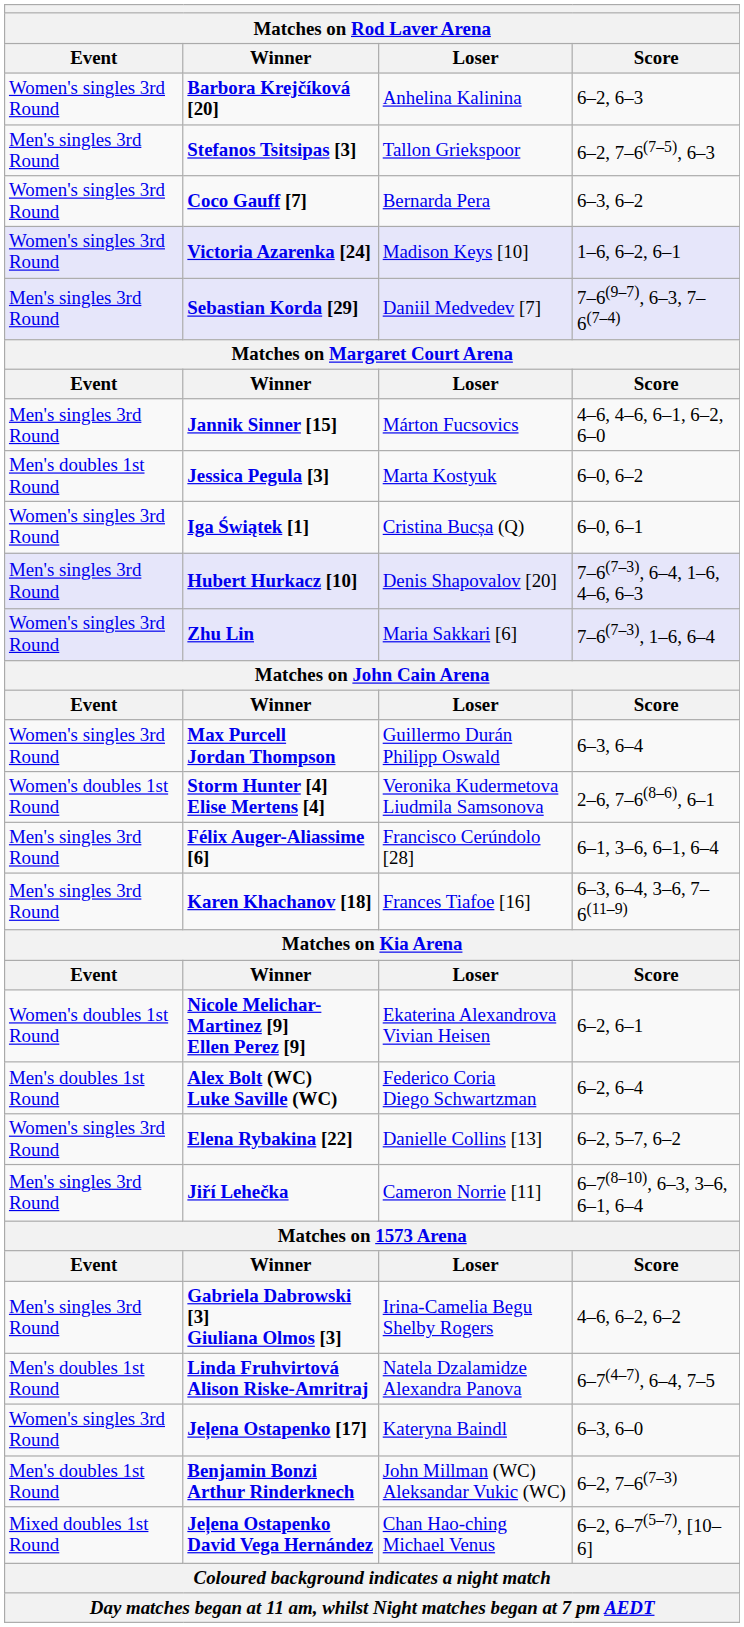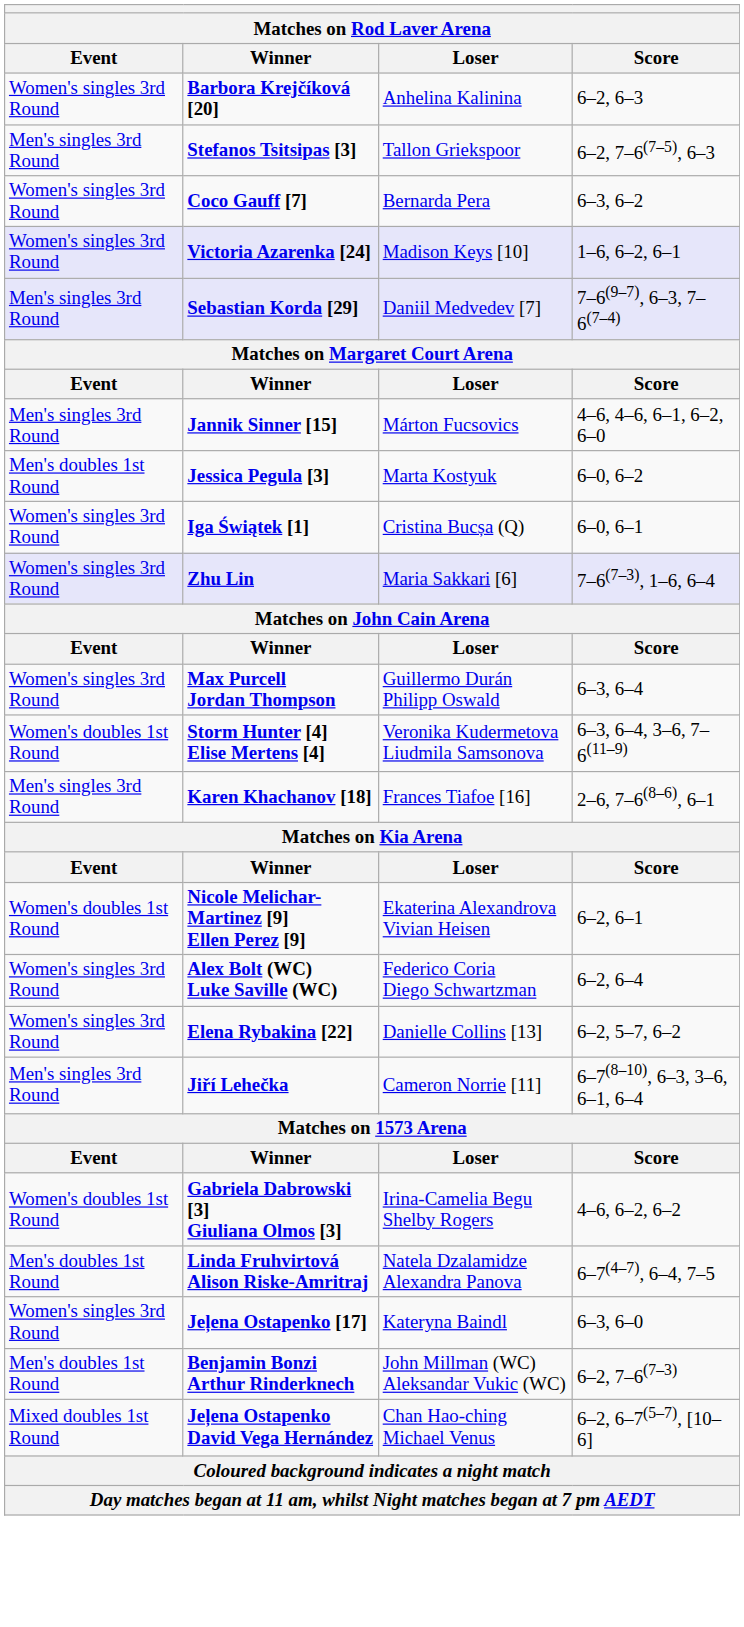- row: (272, 580)
(646, 796) 2–6, 7–6(8–6), 6–1 -> (643, 743) 6–3, 6–4, 3–6, 7–6(11–9)
- row: (276, 847)
(643, 901) 6–3, 6–4, 3–6, 7–6(11–9) -> (646, 796) 2–6, 7–6(8–6), 6–1
(77, 1087) Men's doubles 1st Round -> (87, 980) Women's singles 3rd Round
(75, 1316) Men's singles 3rd Round -> (89, 1209) Women's doubles 1st Round
